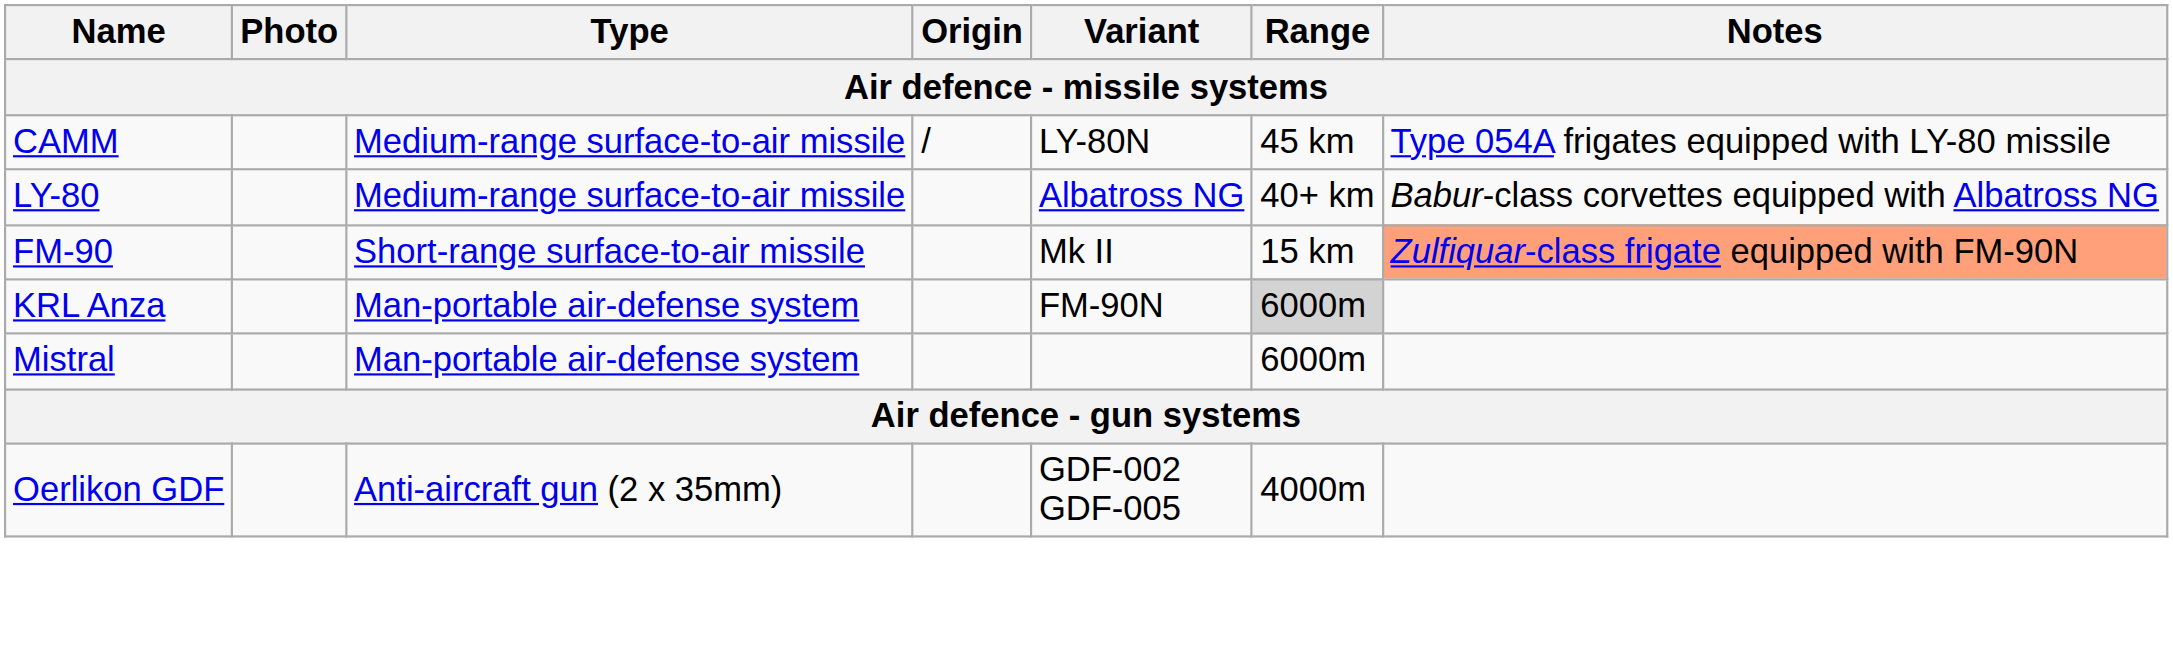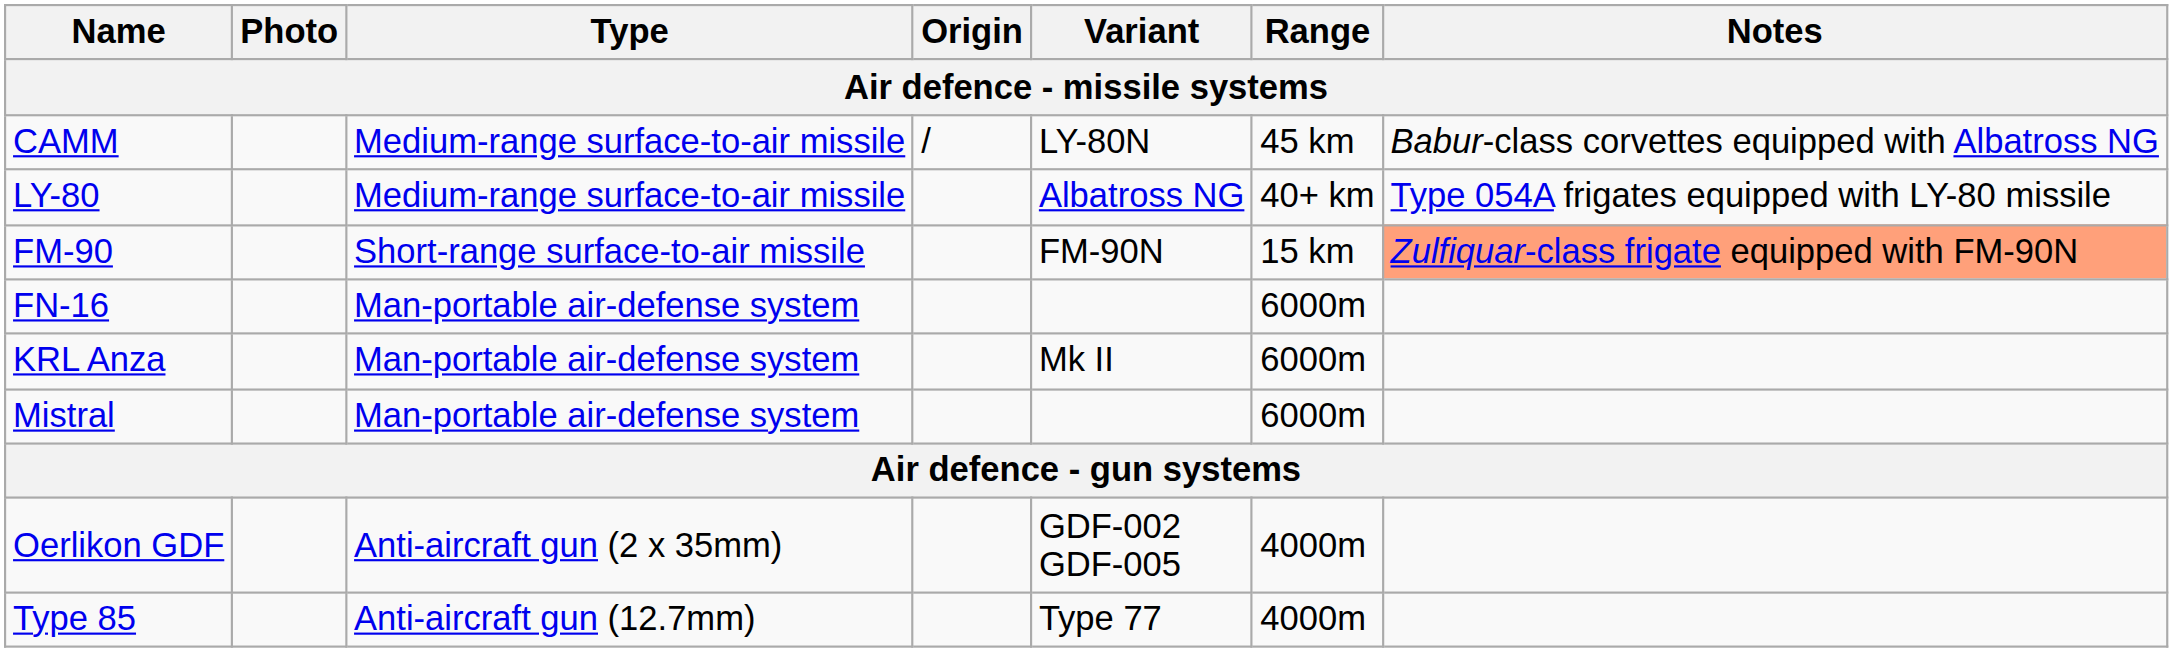(1751, 141) Type 054A frigates equipped with LY-80 missile -> (1775, 141) Babur-class corvettes equipped with Albatross NG
(1775, 196) Babur-class corvettes equipped with Albatross NG -> (1751, 196) Type 054A frigates equipped with LY-80 missile
(1076, 251) Mk II -> (1101, 251) FM-90N
+ row: (61, 305)
(1101, 305) FM-90N -> (1076, 360) Mk II
(1313, 305) lightgrey background -> (1313, 360) no background
+ row: (75, 618)
